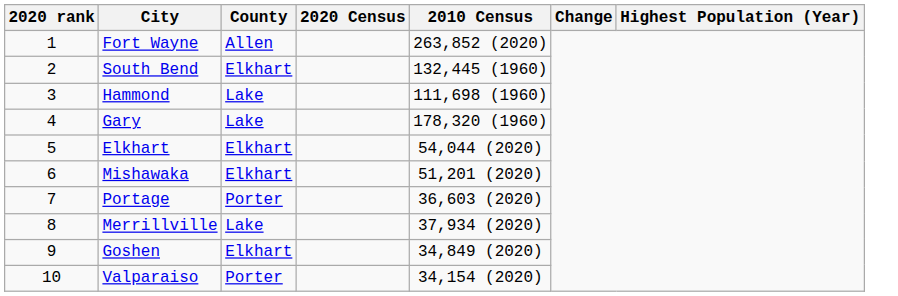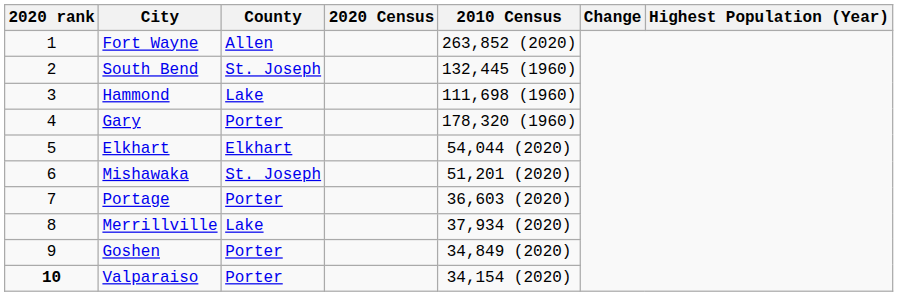(259, 70) Elkhart -> (273, 70) St. Joseph
(244, 122) Lake -> (254, 122) Porter
(259, 174) Elkhart -> (273, 174) St. Joseph
(259, 252) Elkhart -> (254, 252) Porter
(52, 278) normal -> (52, 278) bold
